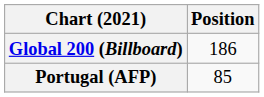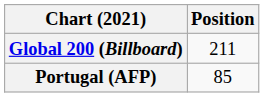(223, 48) 186 -> (223, 48) 211
